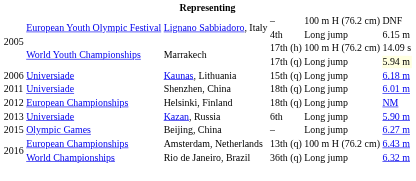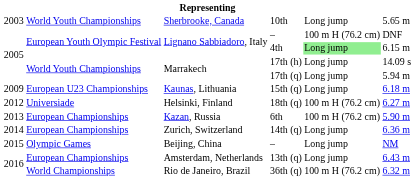+ row: (204, 21)
(326, 34) no background -> (326, 48) lightgreen background
(342, 48) 100 m H (76.2 cm) -> (326, 62) Long jump
(396, 62) lightyellow background -> (396, 75) no background
(14, 75) 2006 -> (14, 89) 2009
(50, 75) Universiade -> (87, 89) European U23 Championships
- row: (197, 89)
(77, 103) European Championships -> (50, 103) Universiade
(326, 103) Long jump -> (342, 103) 100 m H (76.2 cm)
(390, 103) NM -> (396, 103) 6.27 m
(50, 116) Universiade -> (77, 116) European Championships
(326, 116) Long jump -> (342, 116) 100 m H (76.2 cm)
+ row: (203, 130)
(396, 130) 6.27 m -> (390, 144) NM
(342, 144) 100 m H (76.2 cm) -> (326, 157) Long jump
(326, 157) Long jump -> (342, 171) 100 m H (76.2 cm)
